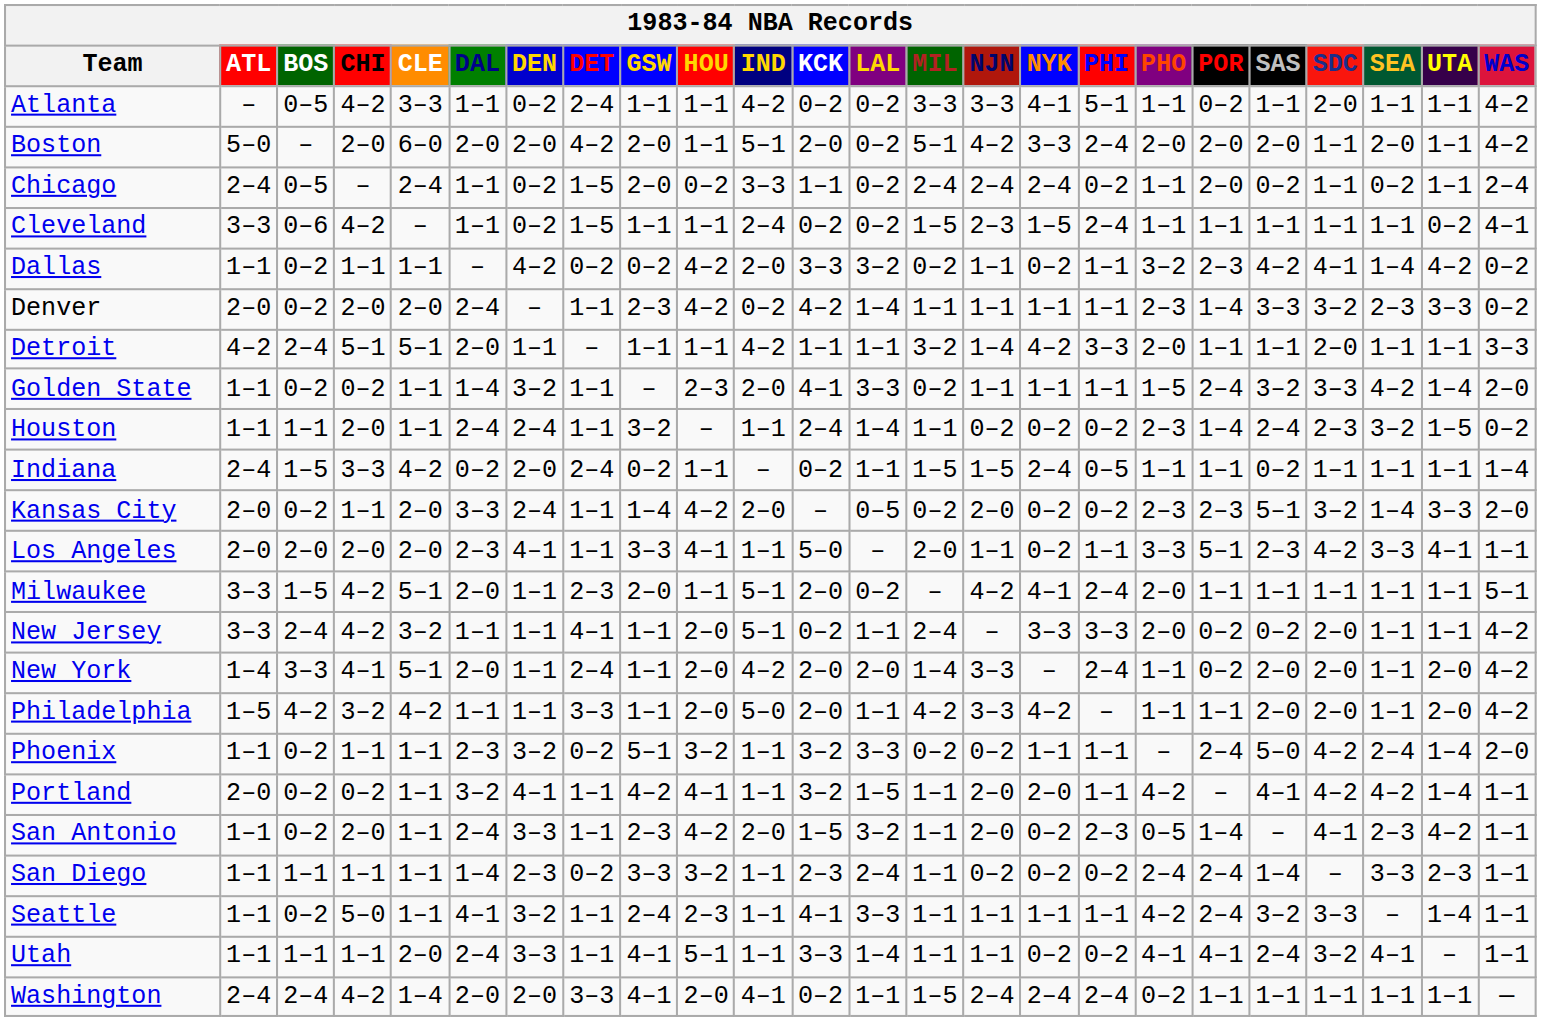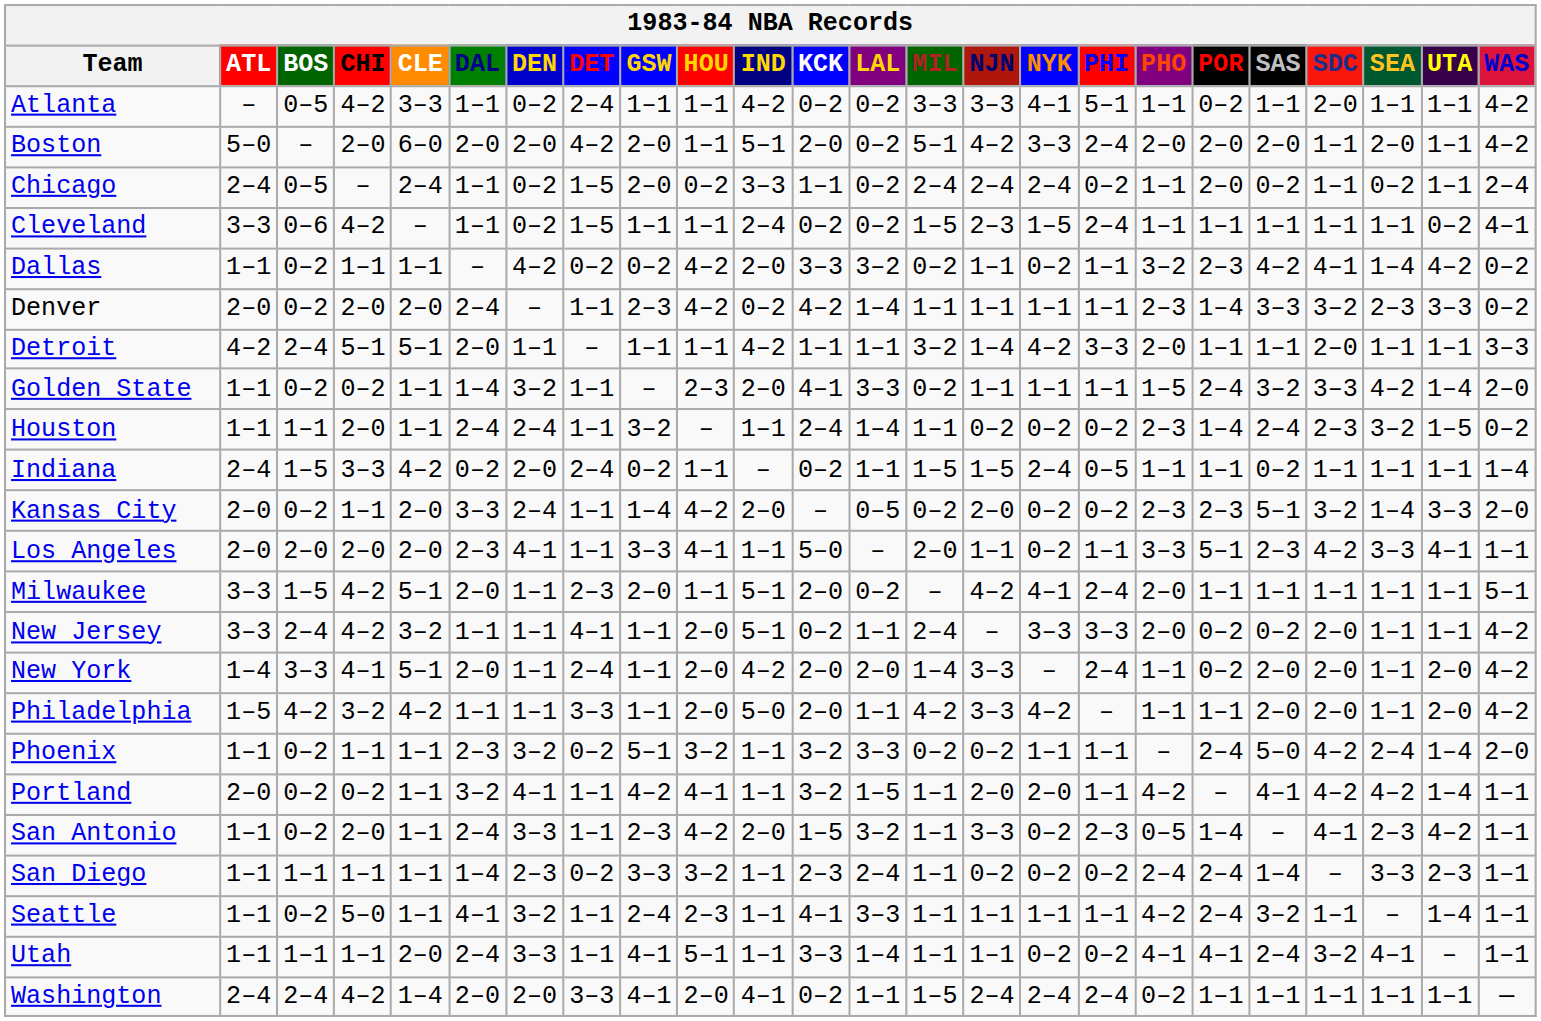(992, 835) 2–0 -> (992, 835) 3–3
(1335, 916) 3–3 -> (1335, 916) 1–1
